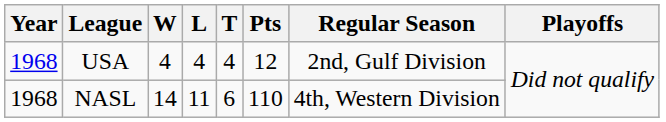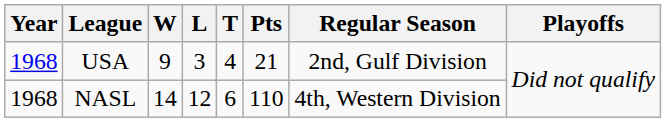(165, 60) 4 -> (165, 60) 9
(199, 60) 4 -> (199, 60) 3
(265, 60) 12 -> (266, 60) 21
(199, 98) 11 -> (199, 98) 12
